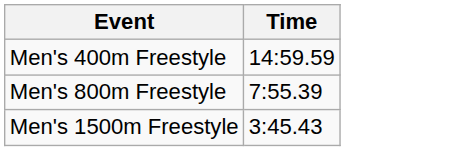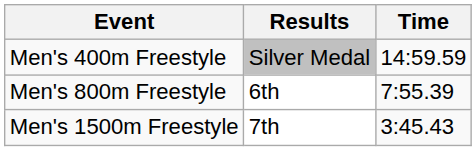+ column: (309, 22)
